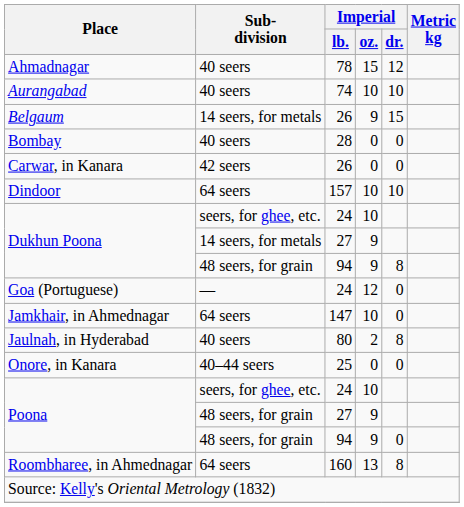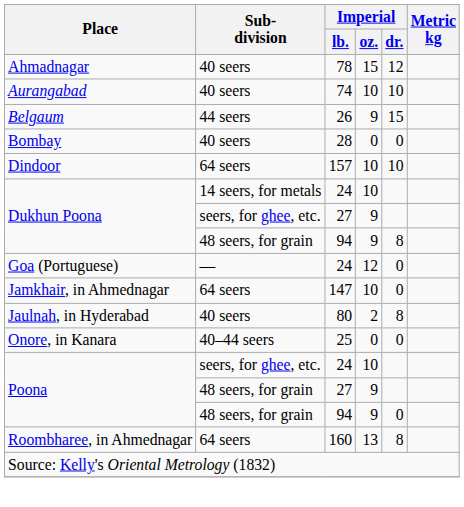(260, 116) 14 seers, for metals -> (225, 116) 44 seers
- row: (65, 166)
(260, 215) seers, for ghee, etc. -> (260, 191) 14 seers, for metals
(260, 240) 14 seers, for metals -> (260, 215) seers, for ghee, etc.
